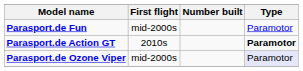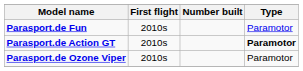(154, 27) mid-2000s -> (154, 27) 2010s
(154, 58) mid-2000s -> (154, 58) 2010s
(270, 58) lavender background -> (270, 58) no background
